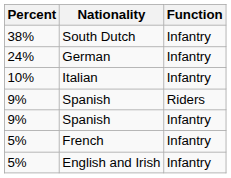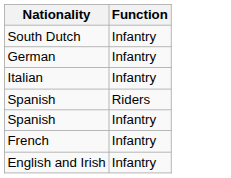- column: (32, 15)
